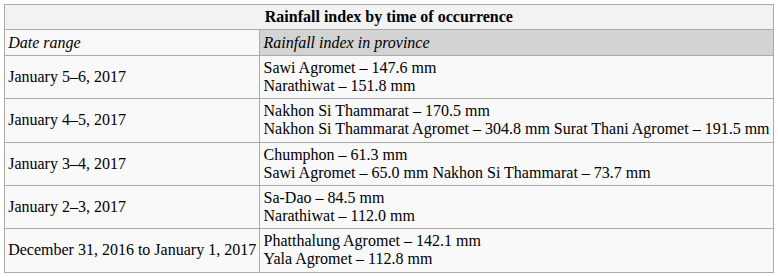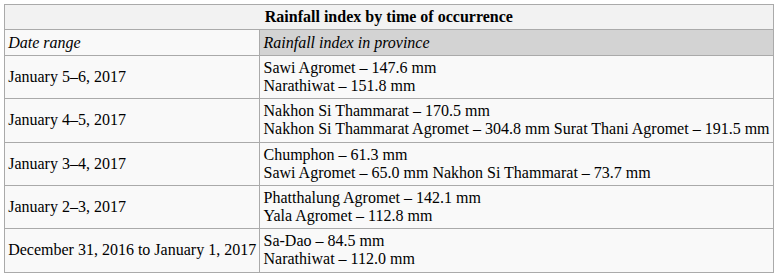(339, 207) Sa-Dao – 84.5 mm Narathiwat – 112.0 mm -> (372, 207) Phatthalung Agromet – 142.1 mm Yala Agromet – 112.8 mm
(372, 250) Phatthalung Agromet – 142.1 mm Yala Agromet – 112.8 mm -> (339, 250) Sa-Dao – 84.5 mm Narathiwat – 112.0 mm
